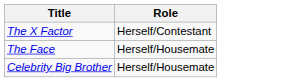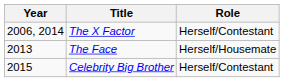+ column: (35, 13)
(166, 67) Herself/Housemate -> (226, 67) Herself/Contestant
